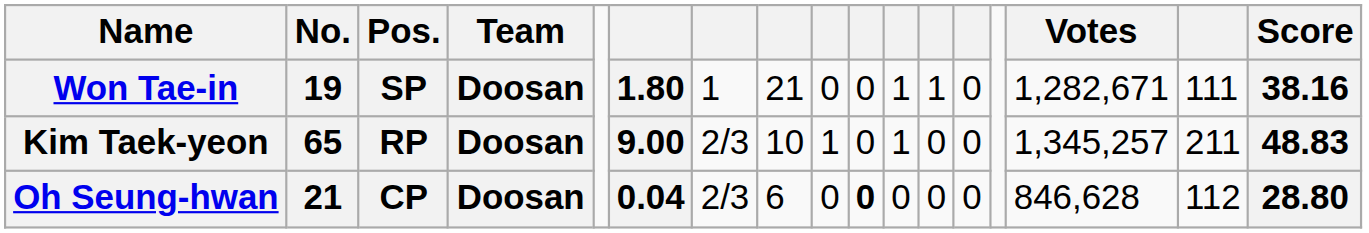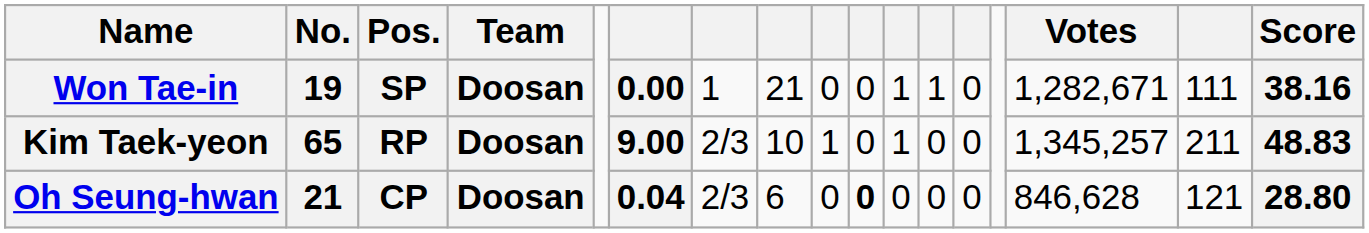(651, 87) 1.80 -> (651, 87) 0.00
(1213, 198) 112 -> (1214, 198) 121
